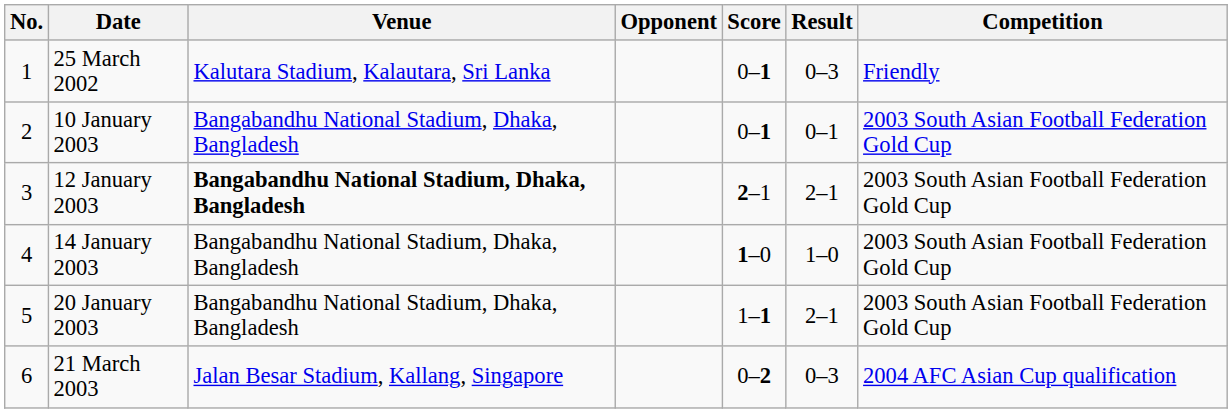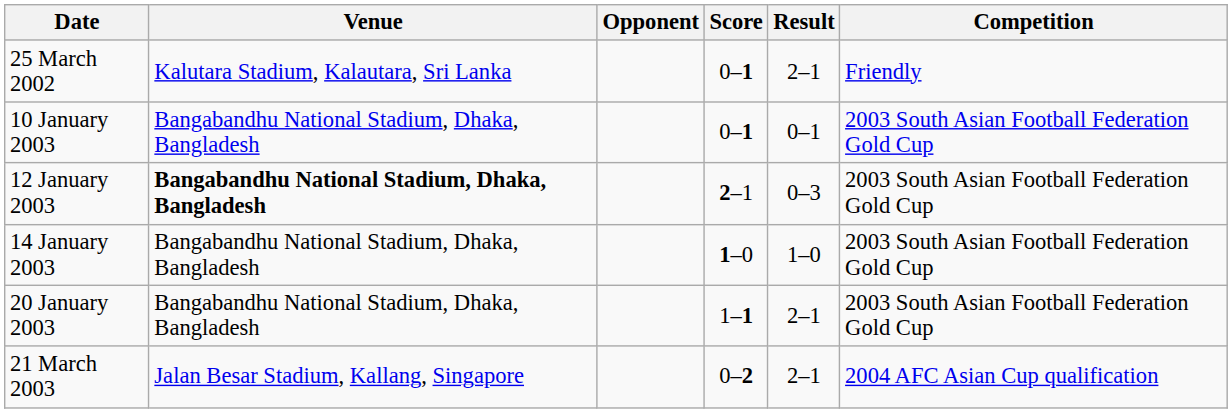- column: (27, 22)
(822, 70) 0–3 -> (804, 70) 2–1
(822, 193) 2–1 -> (804, 193) 0–3
(822, 376) 0–3 -> (804, 376) 2–1
